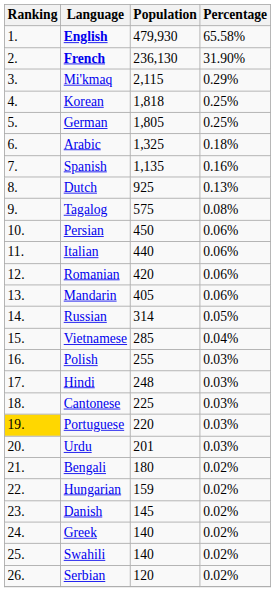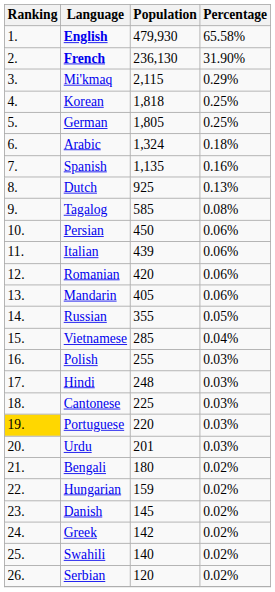(149, 144) 1,325 -> (149, 144) 1,324
(144, 209) 575 -> (144, 209) 585
(144, 252) 440 -> (144, 252) 439
(144, 317) 314 -> (144, 317) 355
(144, 532) 140 -> (144, 532) 142
